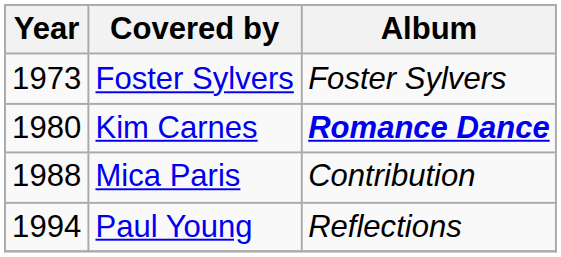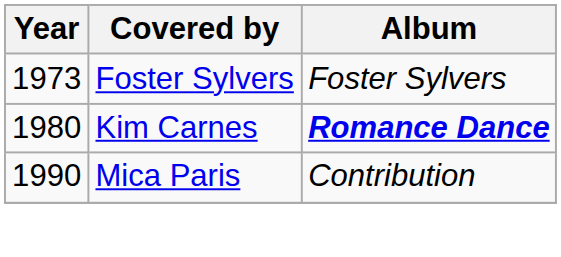(47, 176) 1988 -> (47, 176) 1990
- row: (174, 226)
